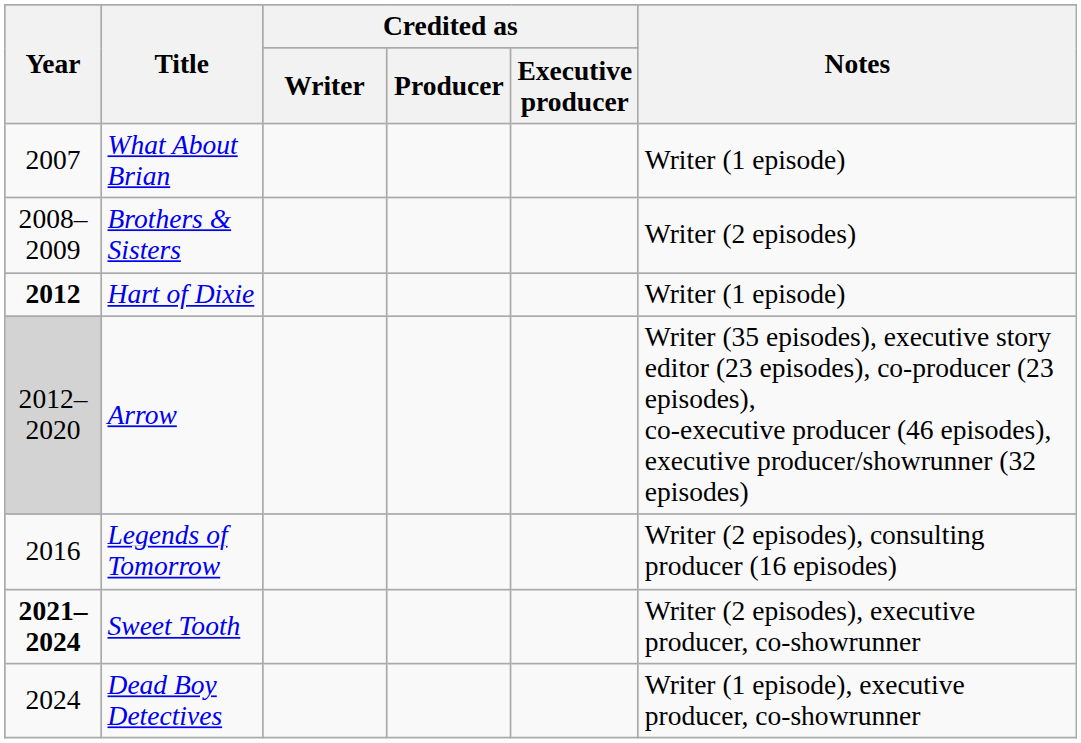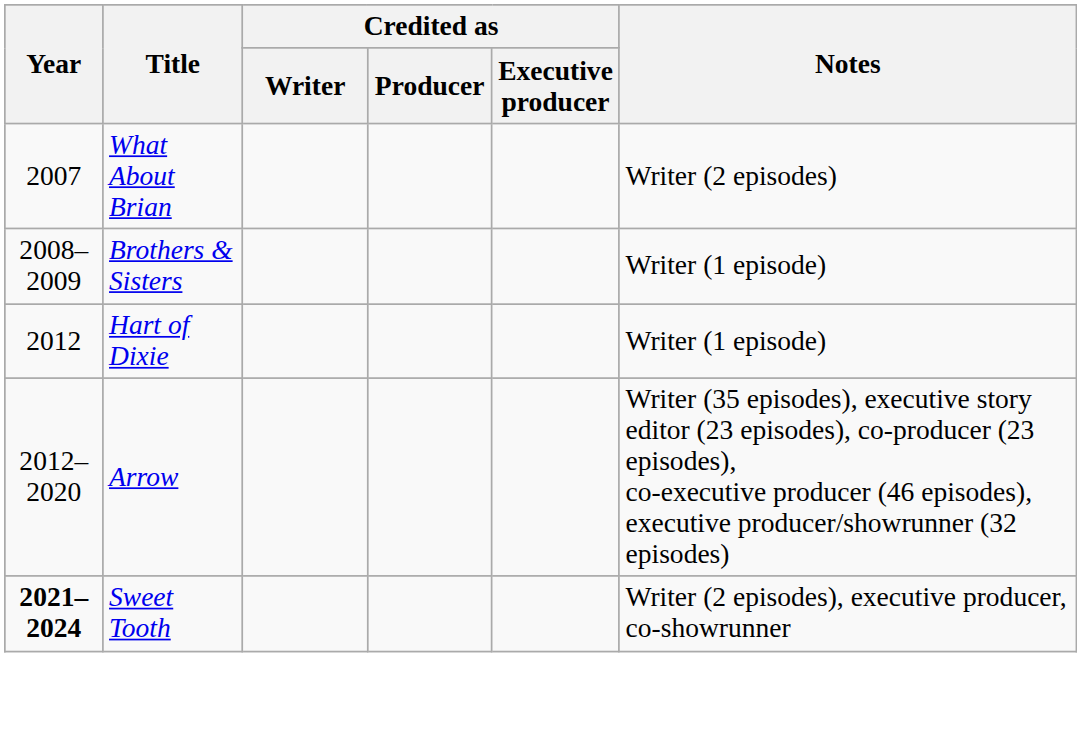(745, 160) Writer (1 episode) -> (731, 175) Writer (2 episodes)
(750, 234) Writer (2 episodes) -> (726, 265) Writer (1 episode)
(53, 293) bold -> (54, 340) normal
(53, 414) lightgrey background -> (54, 476) no background
- row: (168, 551)
- row: (165, 700)
